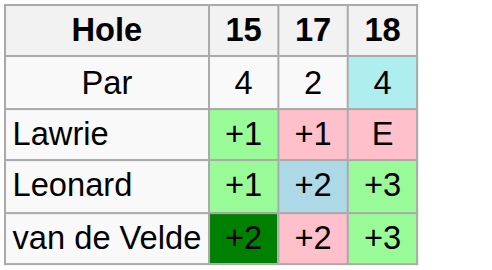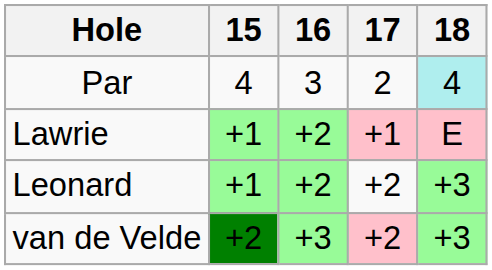+ column: (313, 30)
(313, 185) lightblue background -> (383, 185) no background
